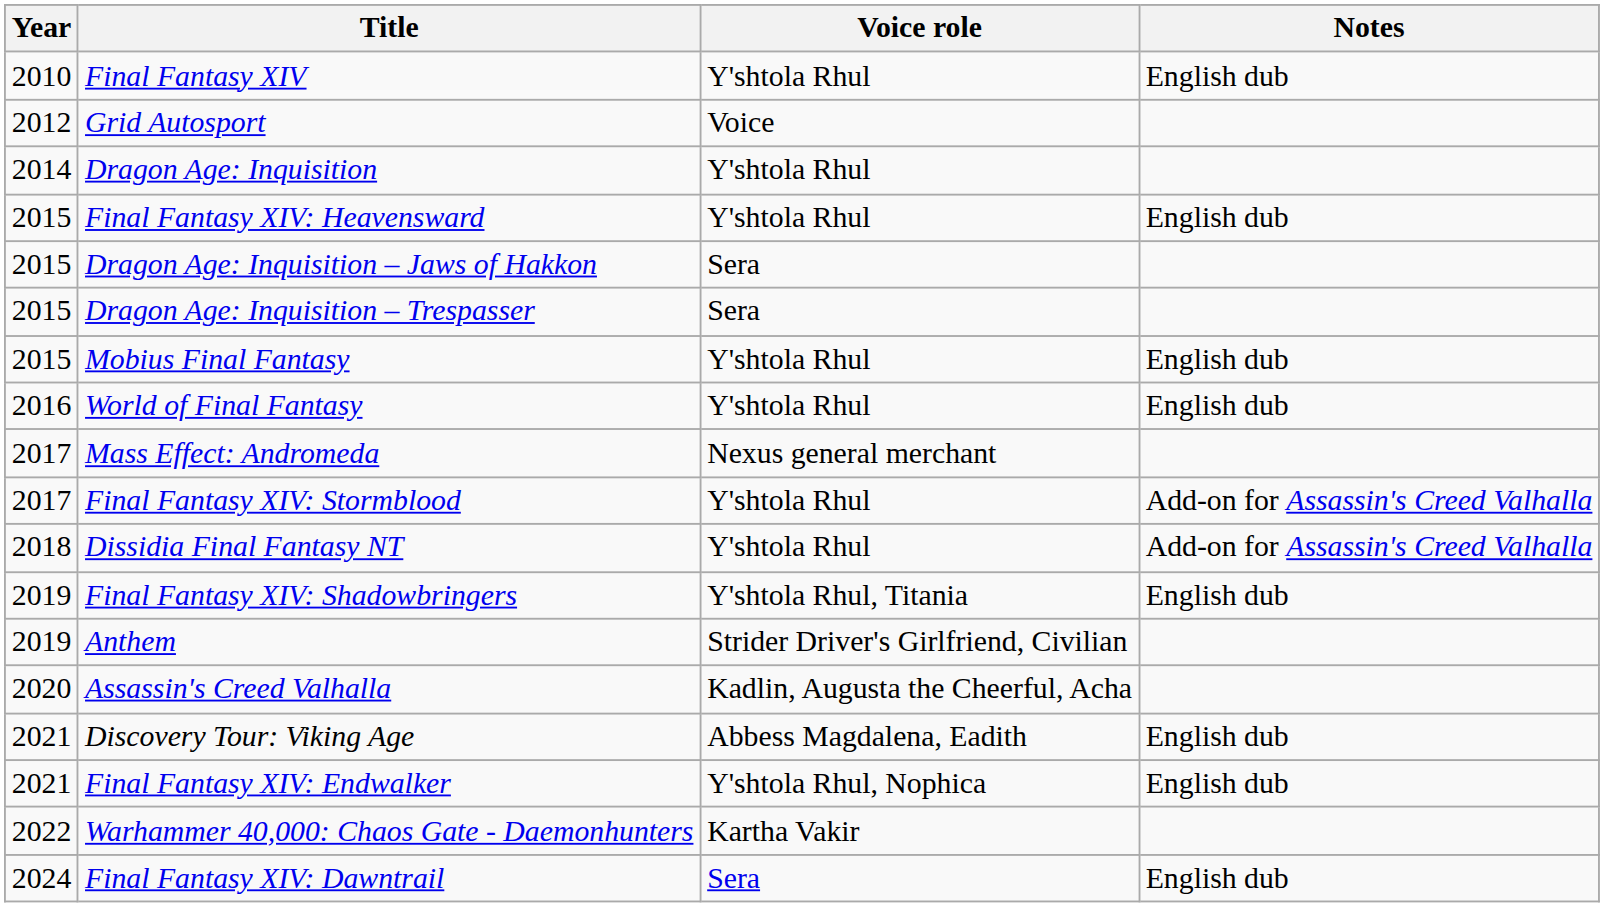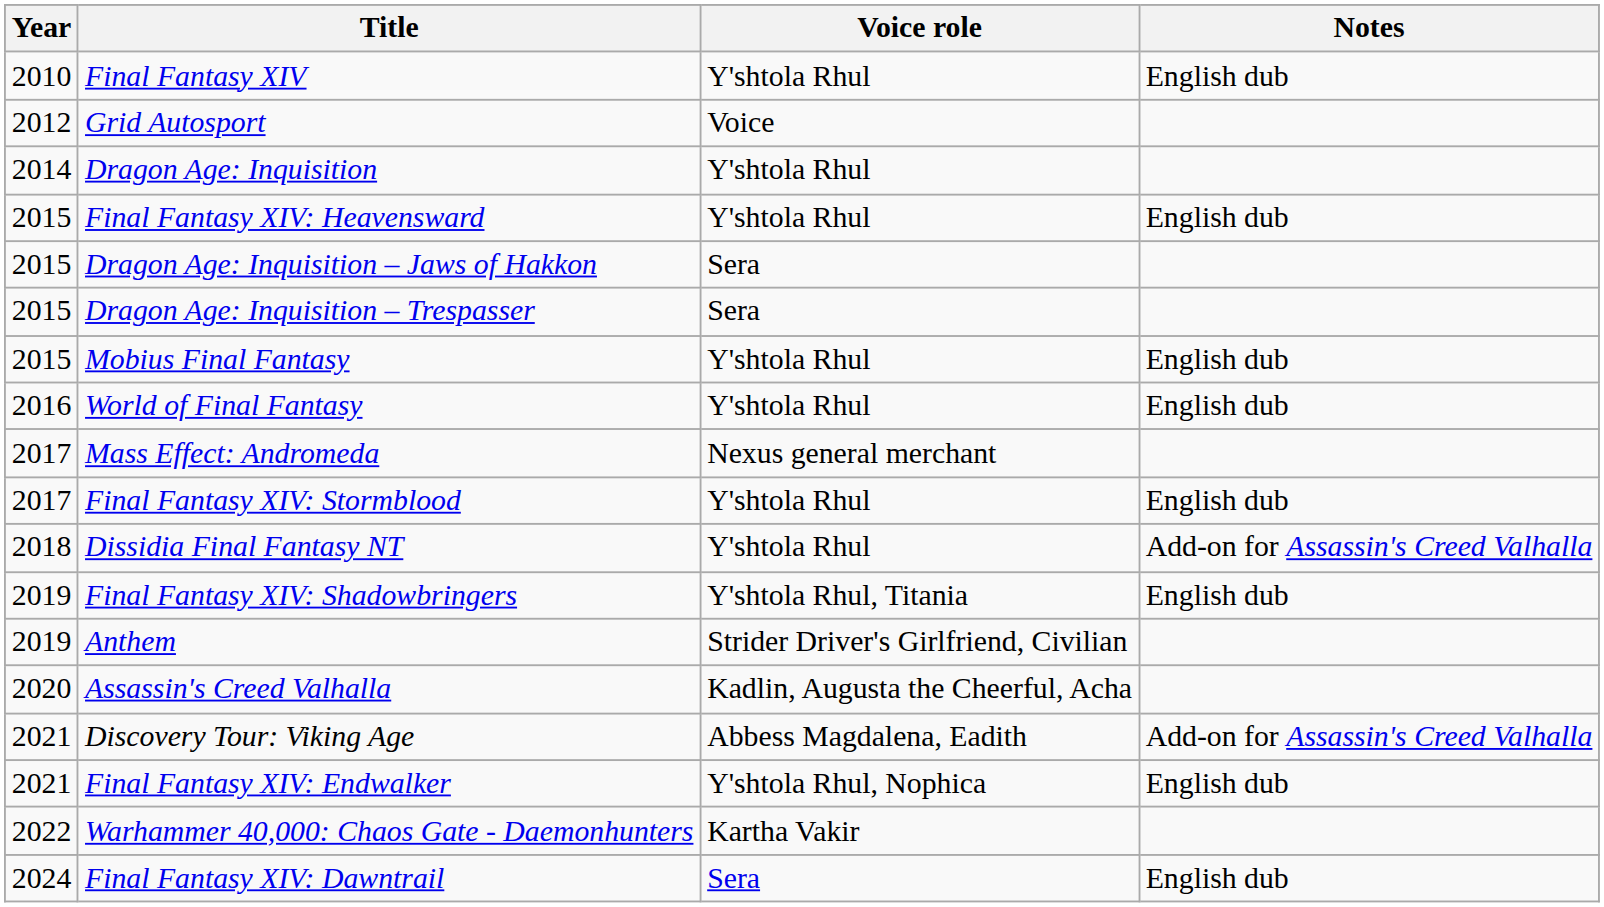(1369, 500) Add-on for Assassin's Creed Valhalla -> (1217, 500) English dub
(1217, 736) English dub -> (1369, 736) Add-on for Assassin's Creed Valhalla
